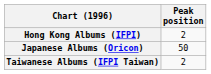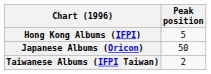(183, 35) 2 -> (183, 35) 5
